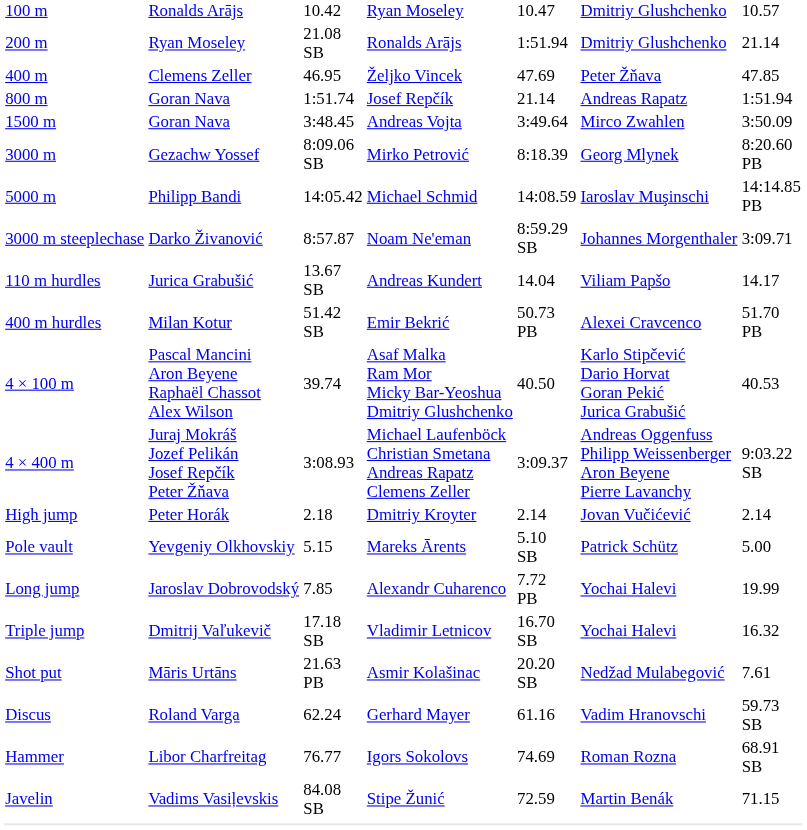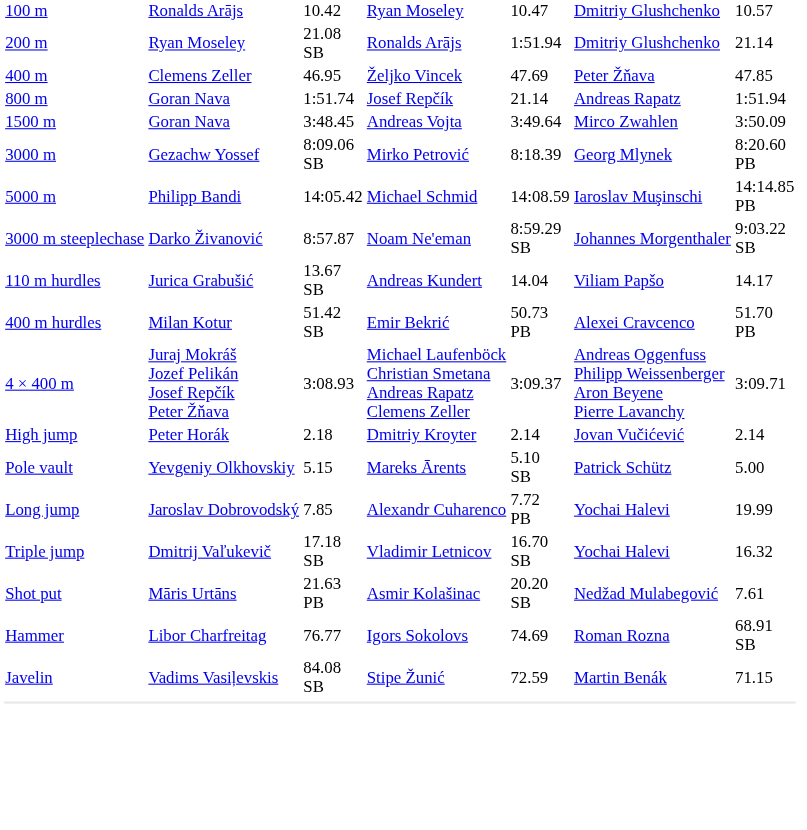(767, 238) 3:09.71 -> (761, 238) 9:03.22 SB
- row: (40, 383)
(767, 463) 9:03.22 SB -> (761, 383) 3:09.71
- row: (28, 715)
